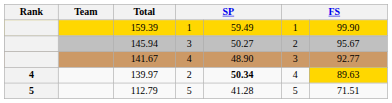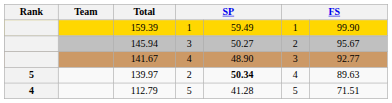(31, 75) 4 -> (31, 75) 5
(348, 75) gold background -> (348, 75) no background
(31, 91) 5 -> (31, 91) 4
